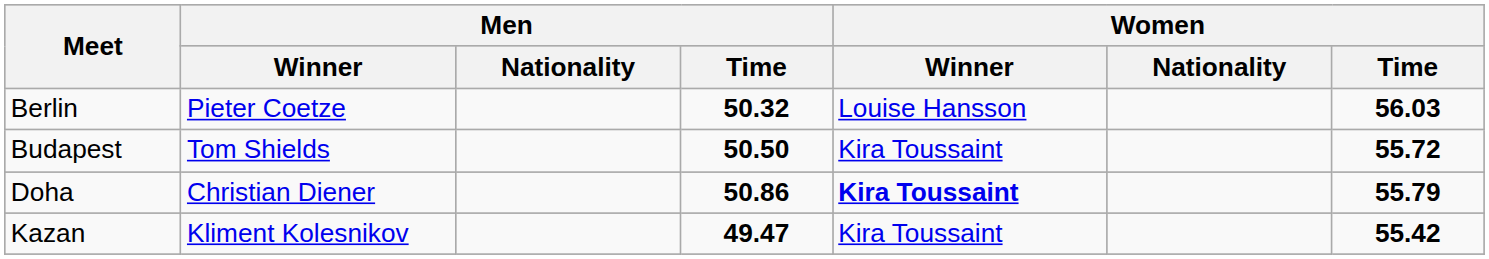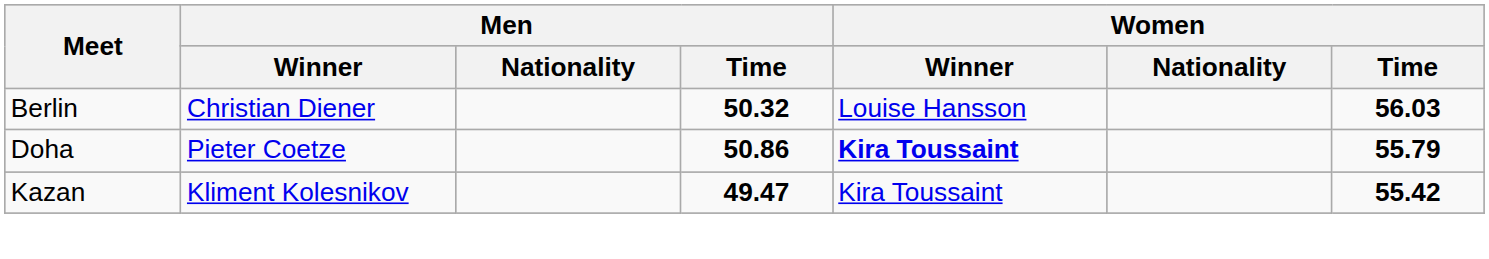(266, 108) Pieter Coetze -> (281, 108) Christian Diener
- row: (66, 150)
(281, 191) Christian Diener -> (266, 150) Pieter Coetze
